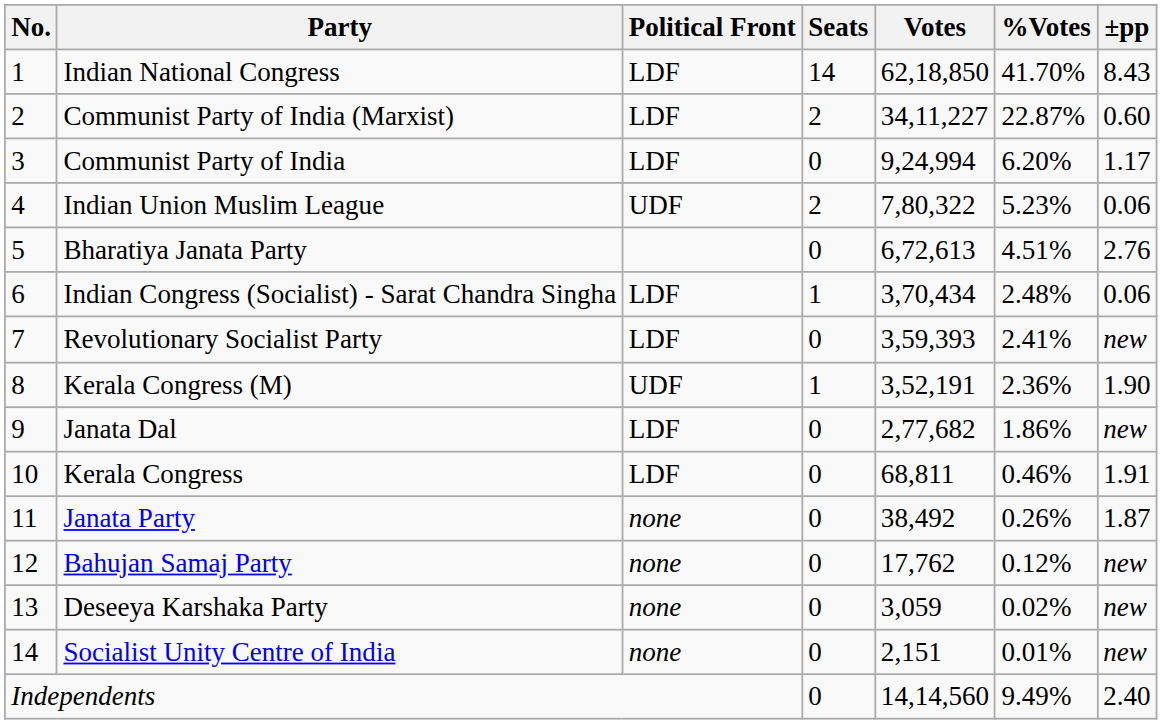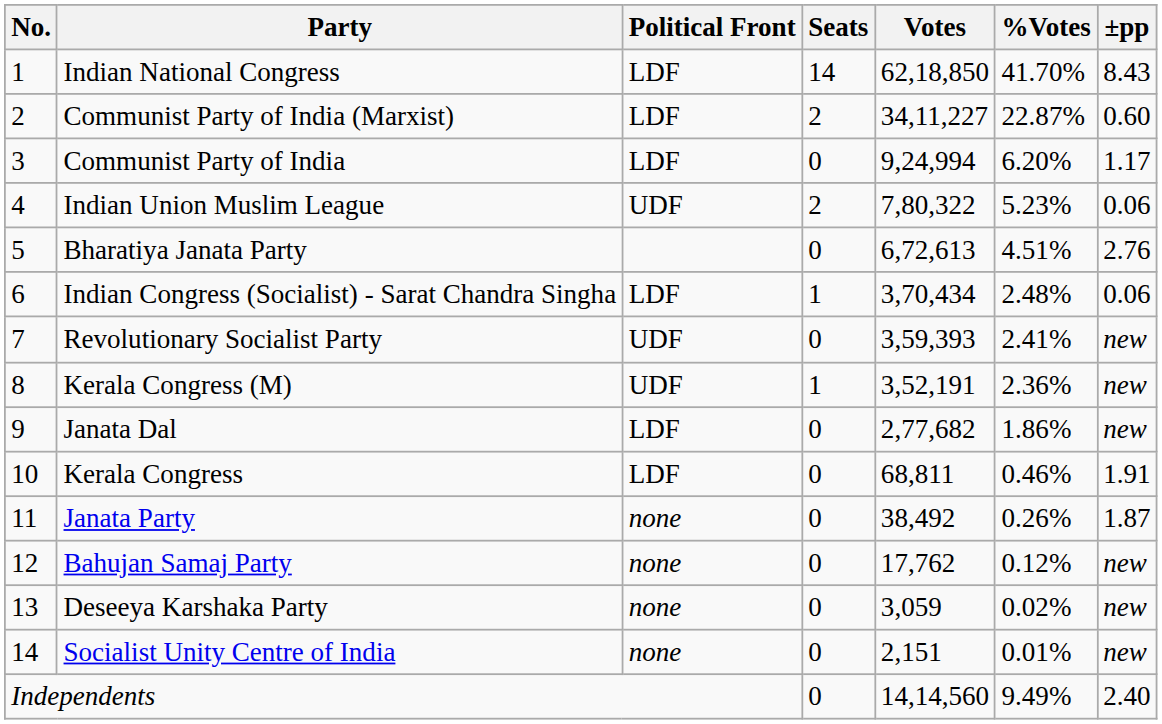(654, 339) LDF -> (656, 339) UDF
(1127, 383) 1.90 -> (1125, 383) new
